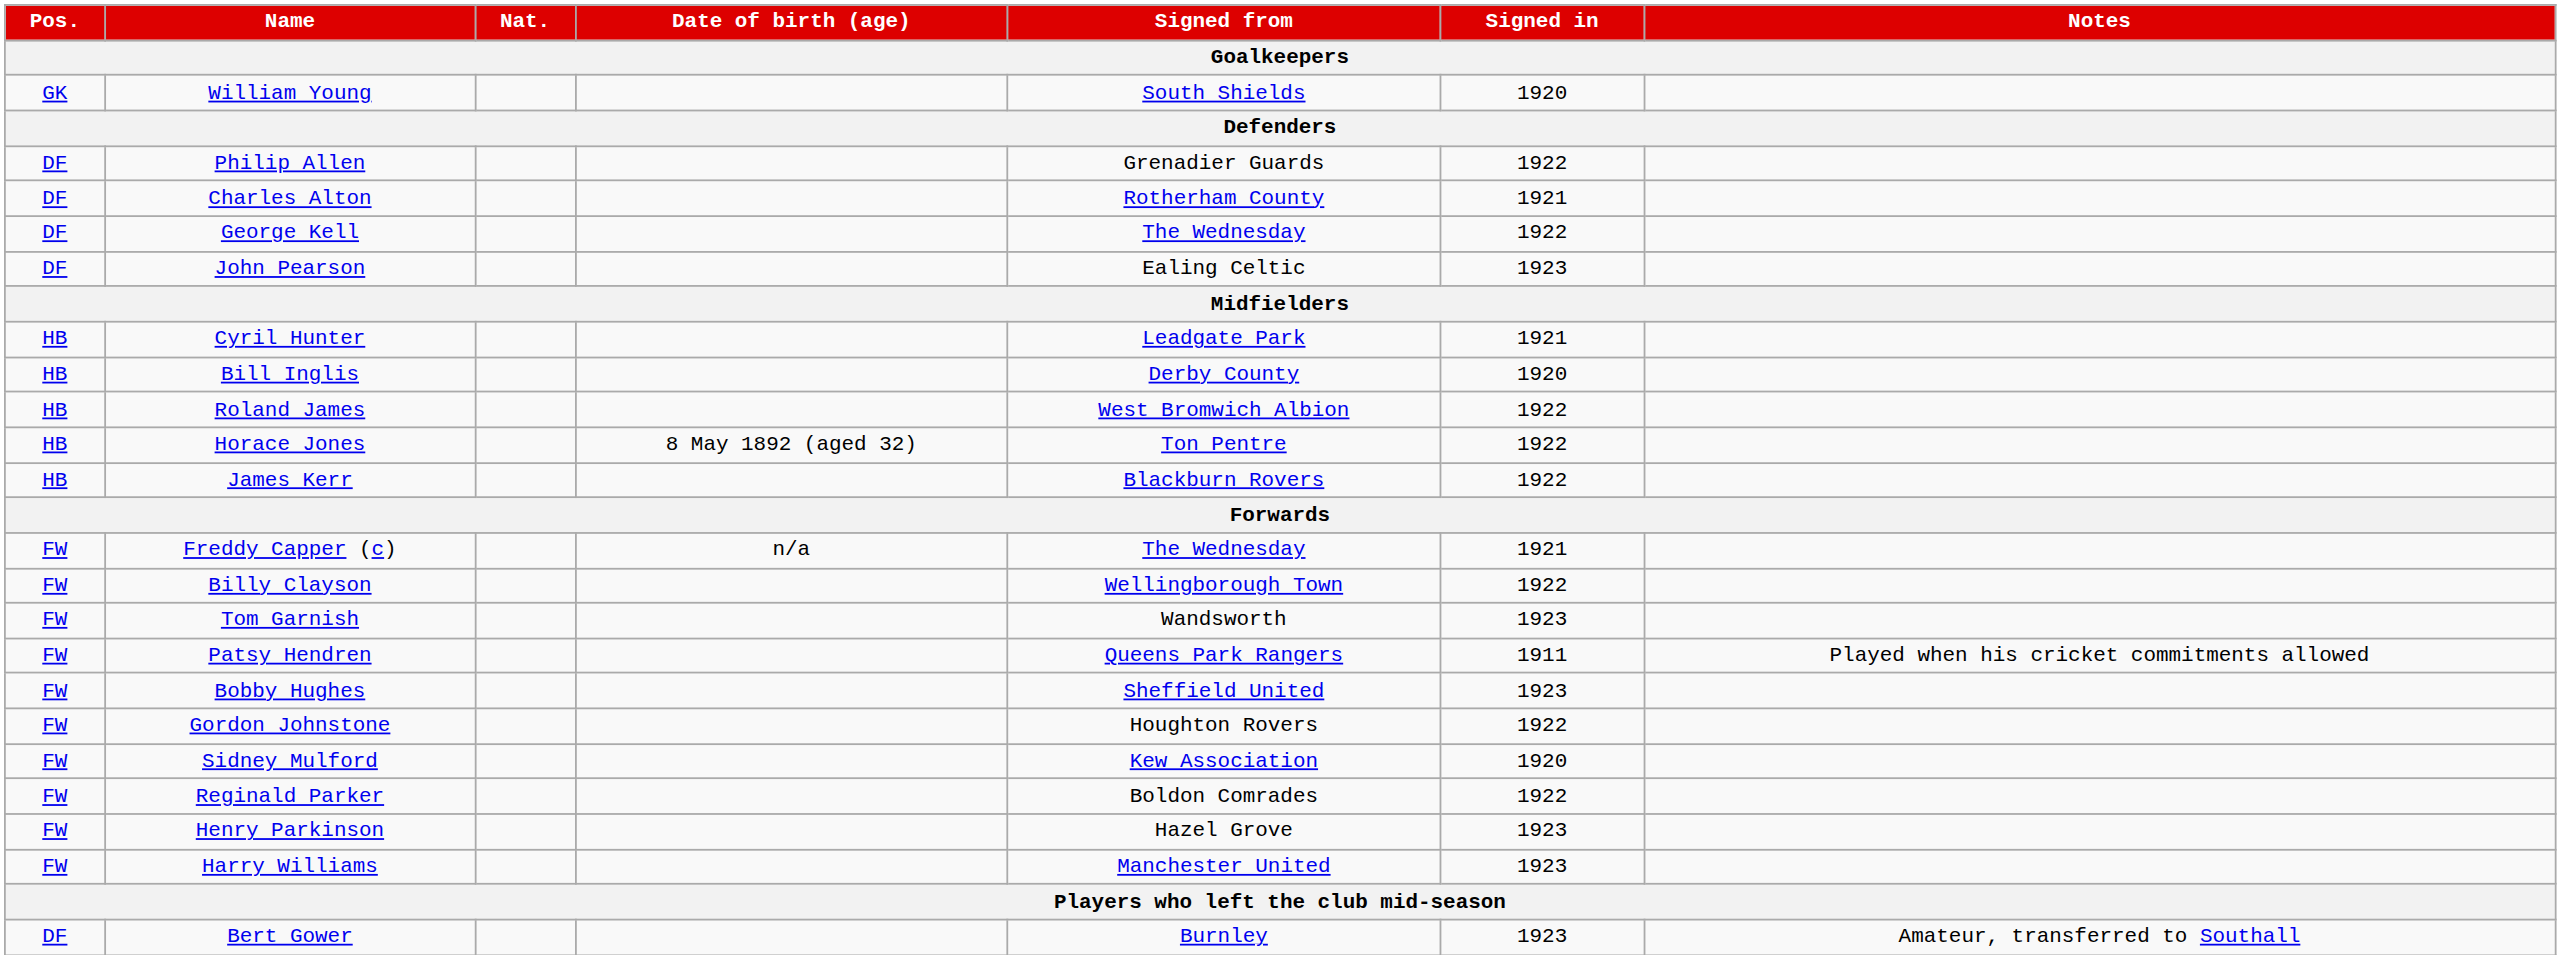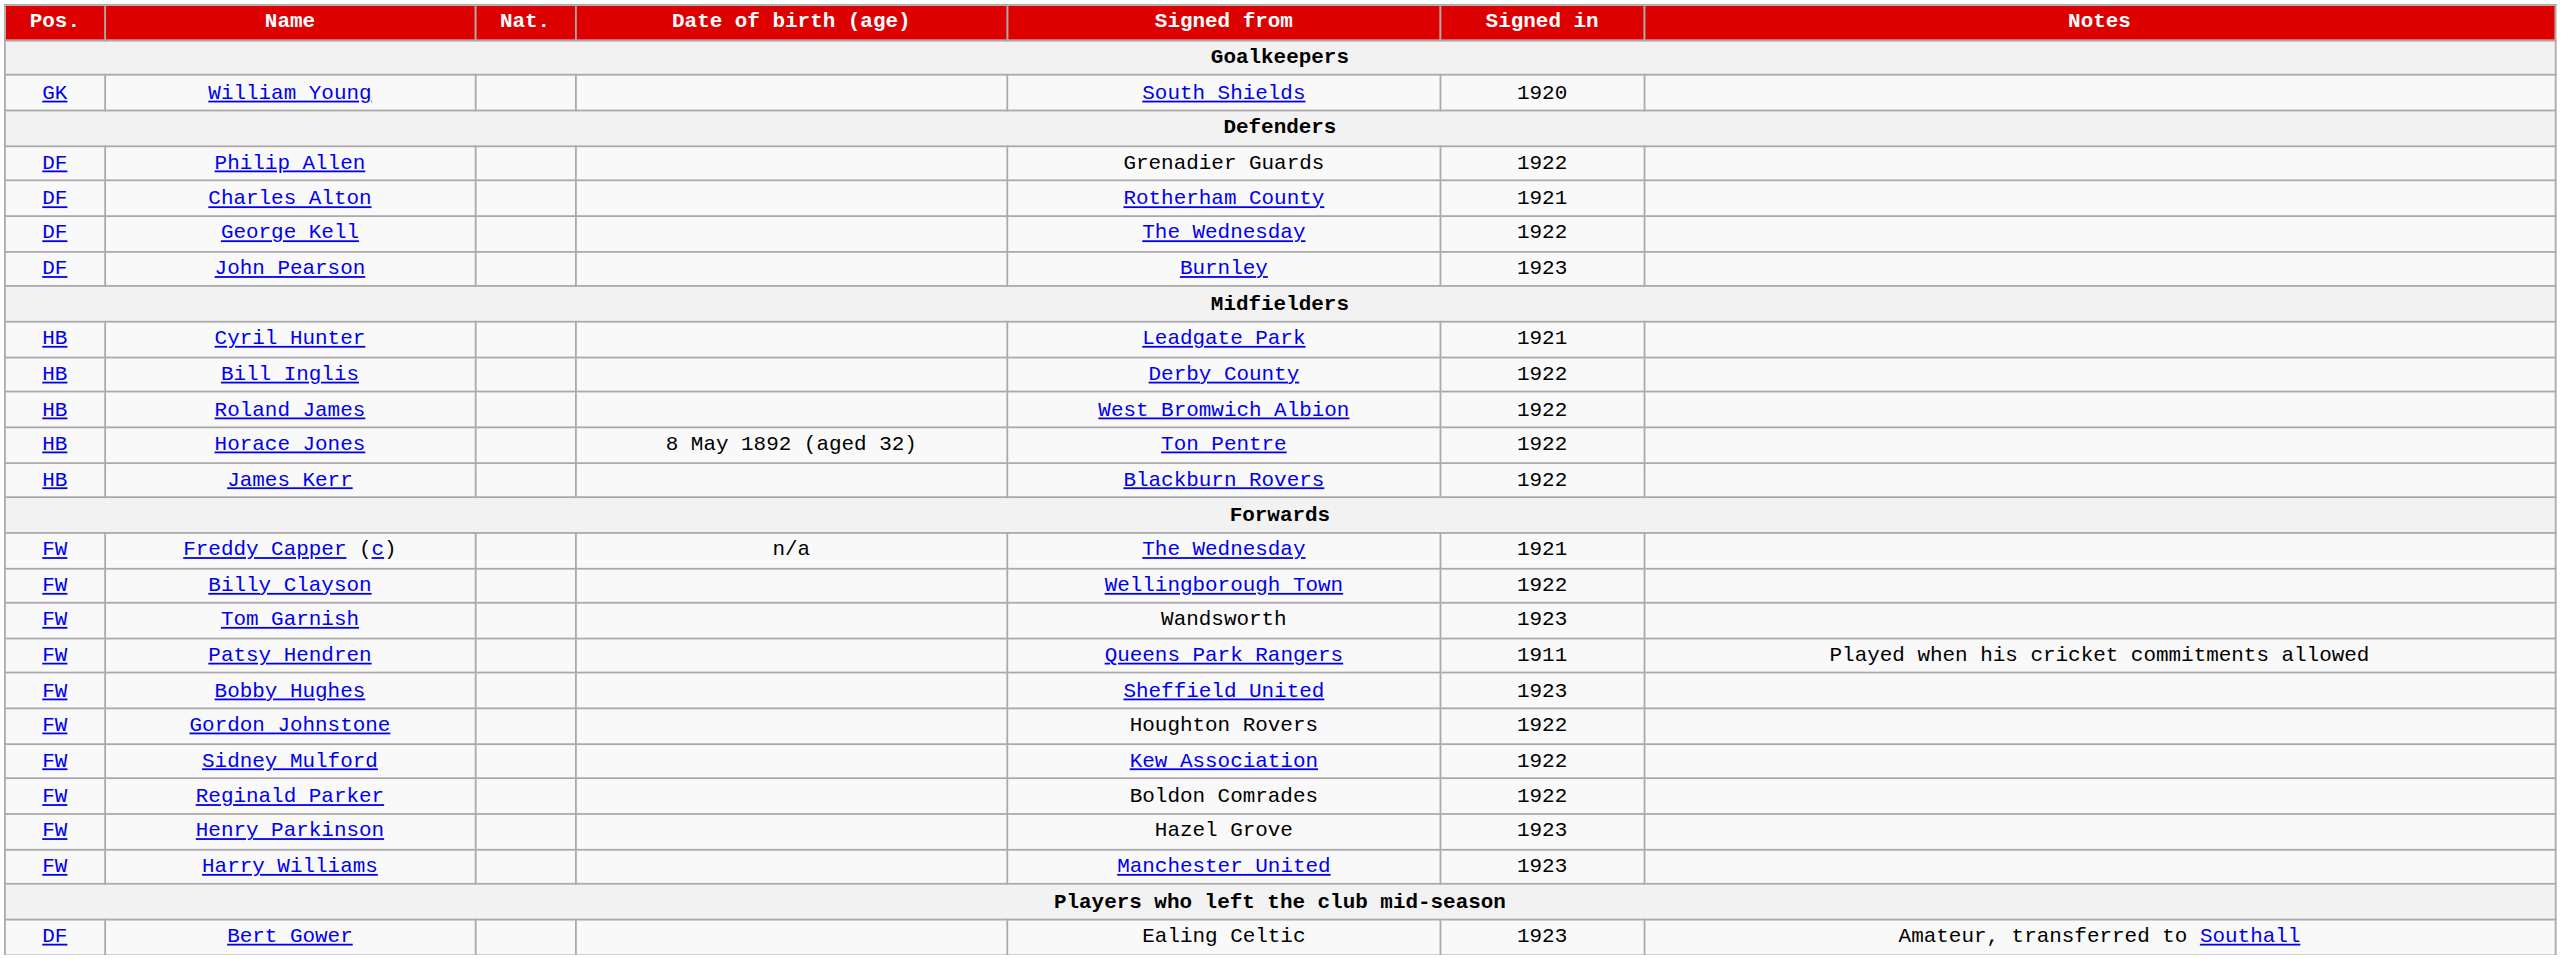(1224, 268) Ealing Celtic -> (1224, 268) Burnley
(1542, 374) 1920 -> (1542, 374) 1922
(1542, 761) 1920 -> (1542, 761) 1922
(1224, 937) Burnley -> (1224, 937) Ealing Celtic
